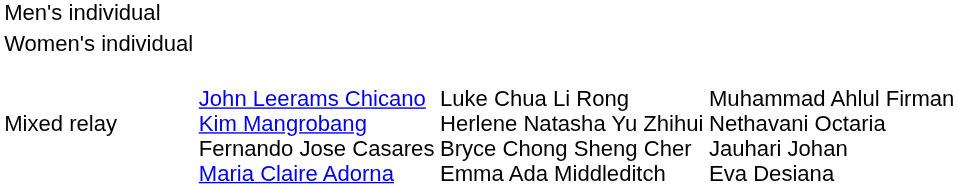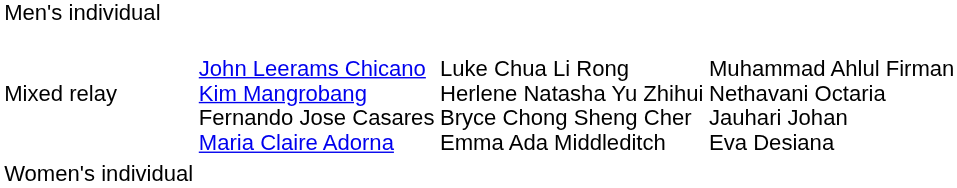rows swapped: (99, 43) <-> (61, 123)
